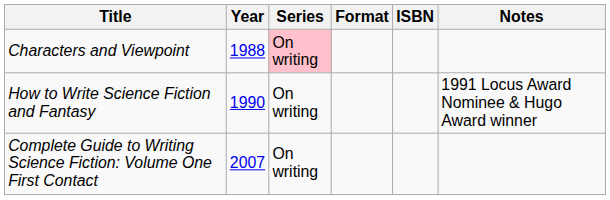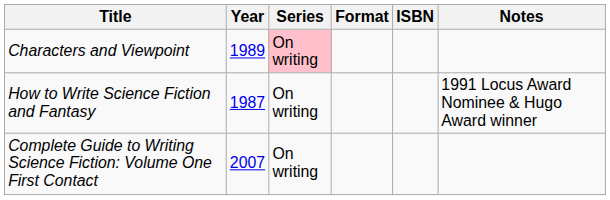(247, 51) 1988 -> (247, 51) 1989
(247, 102) 1990 -> (247, 102) 1987
